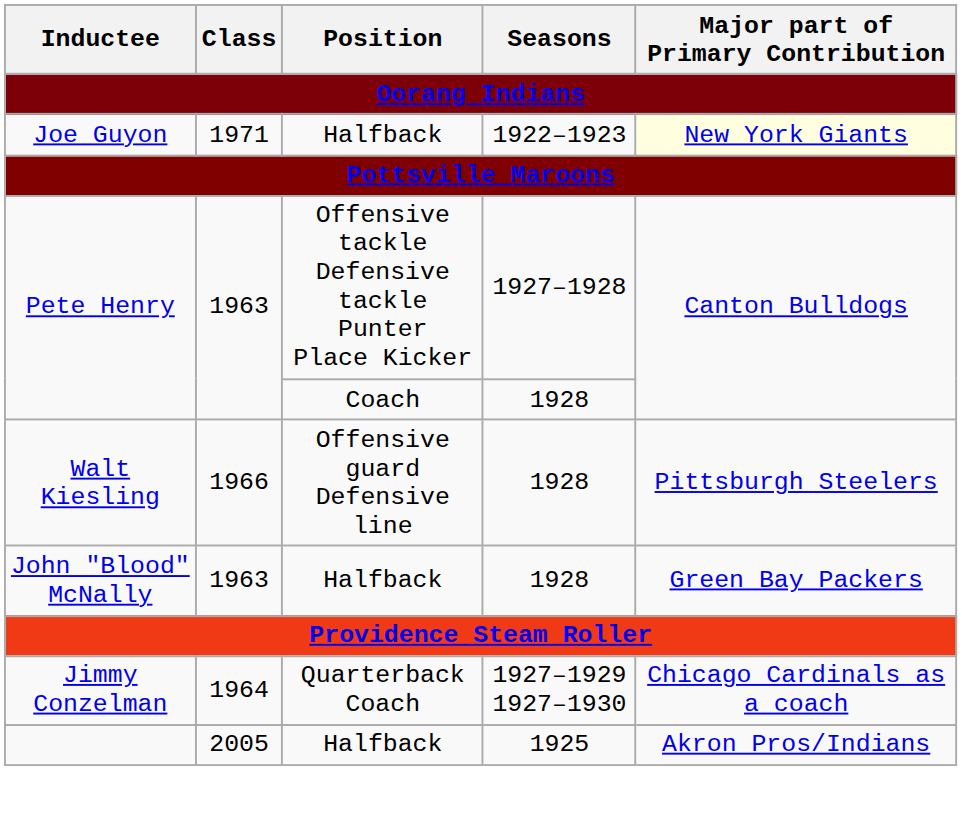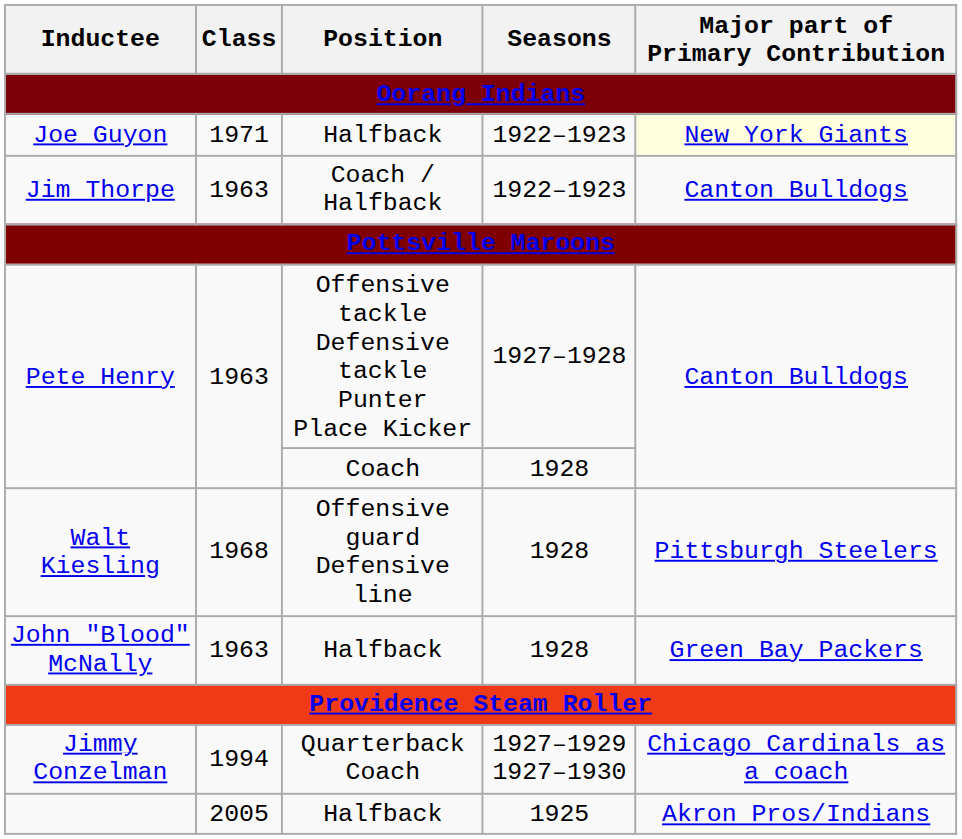+ row: (100, 190)
(239, 483) 1966 -> (239, 552) 1968
(239, 690) 1964 -> (239, 759) 1994
